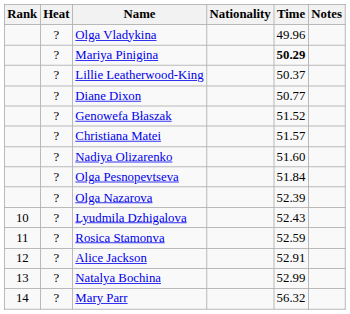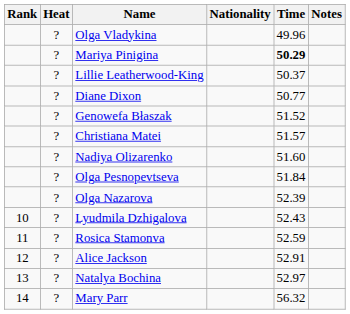(291, 278) 52.99 -> (291, 278) 52.97
